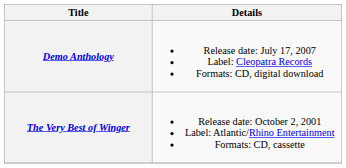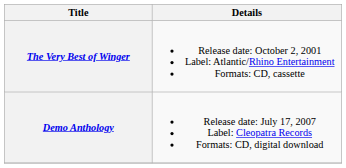rows swapped: (78, 127) <-> (78, 56)
